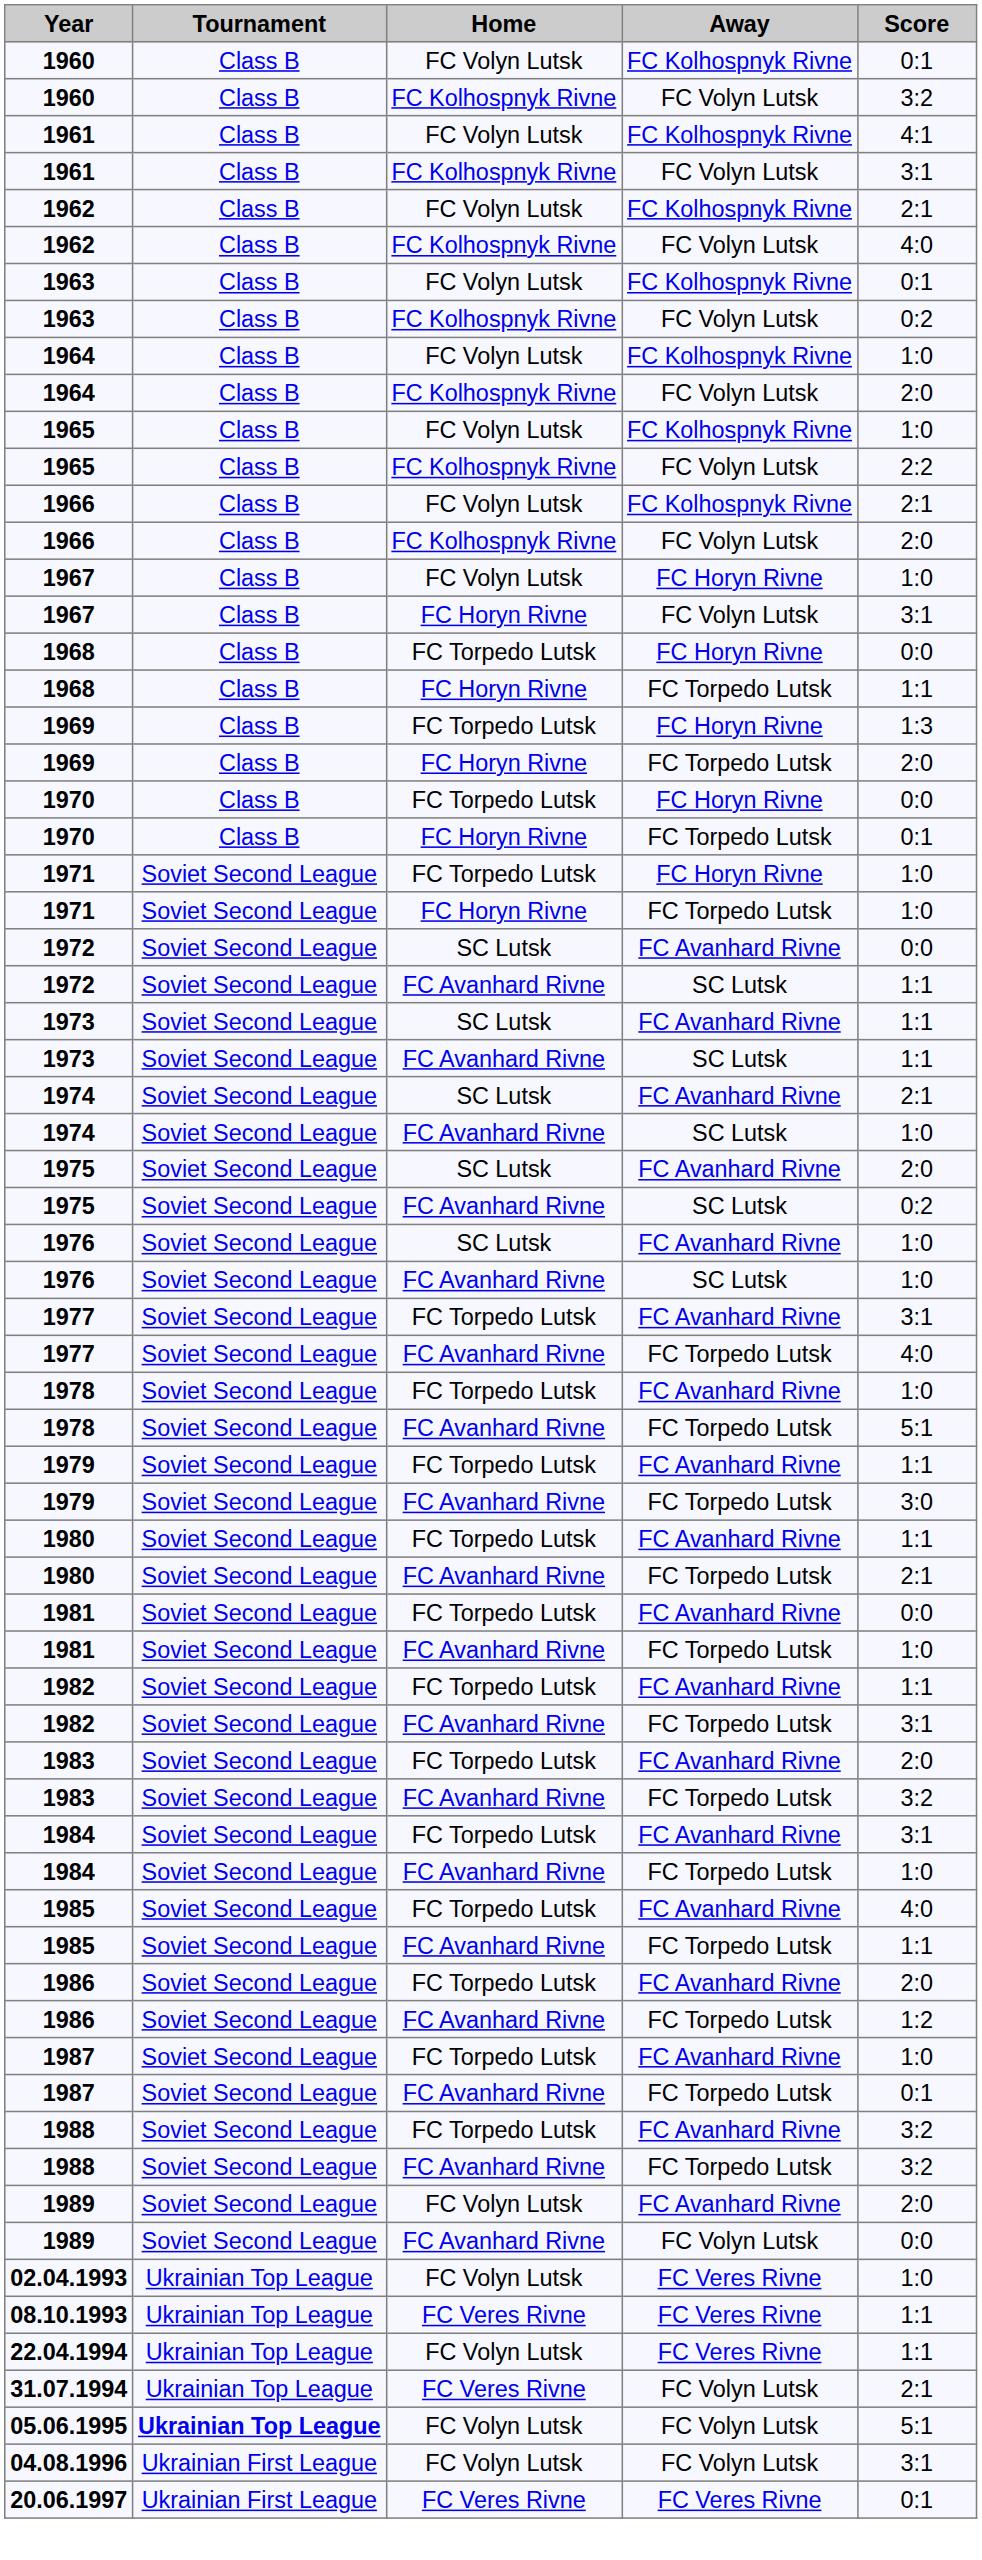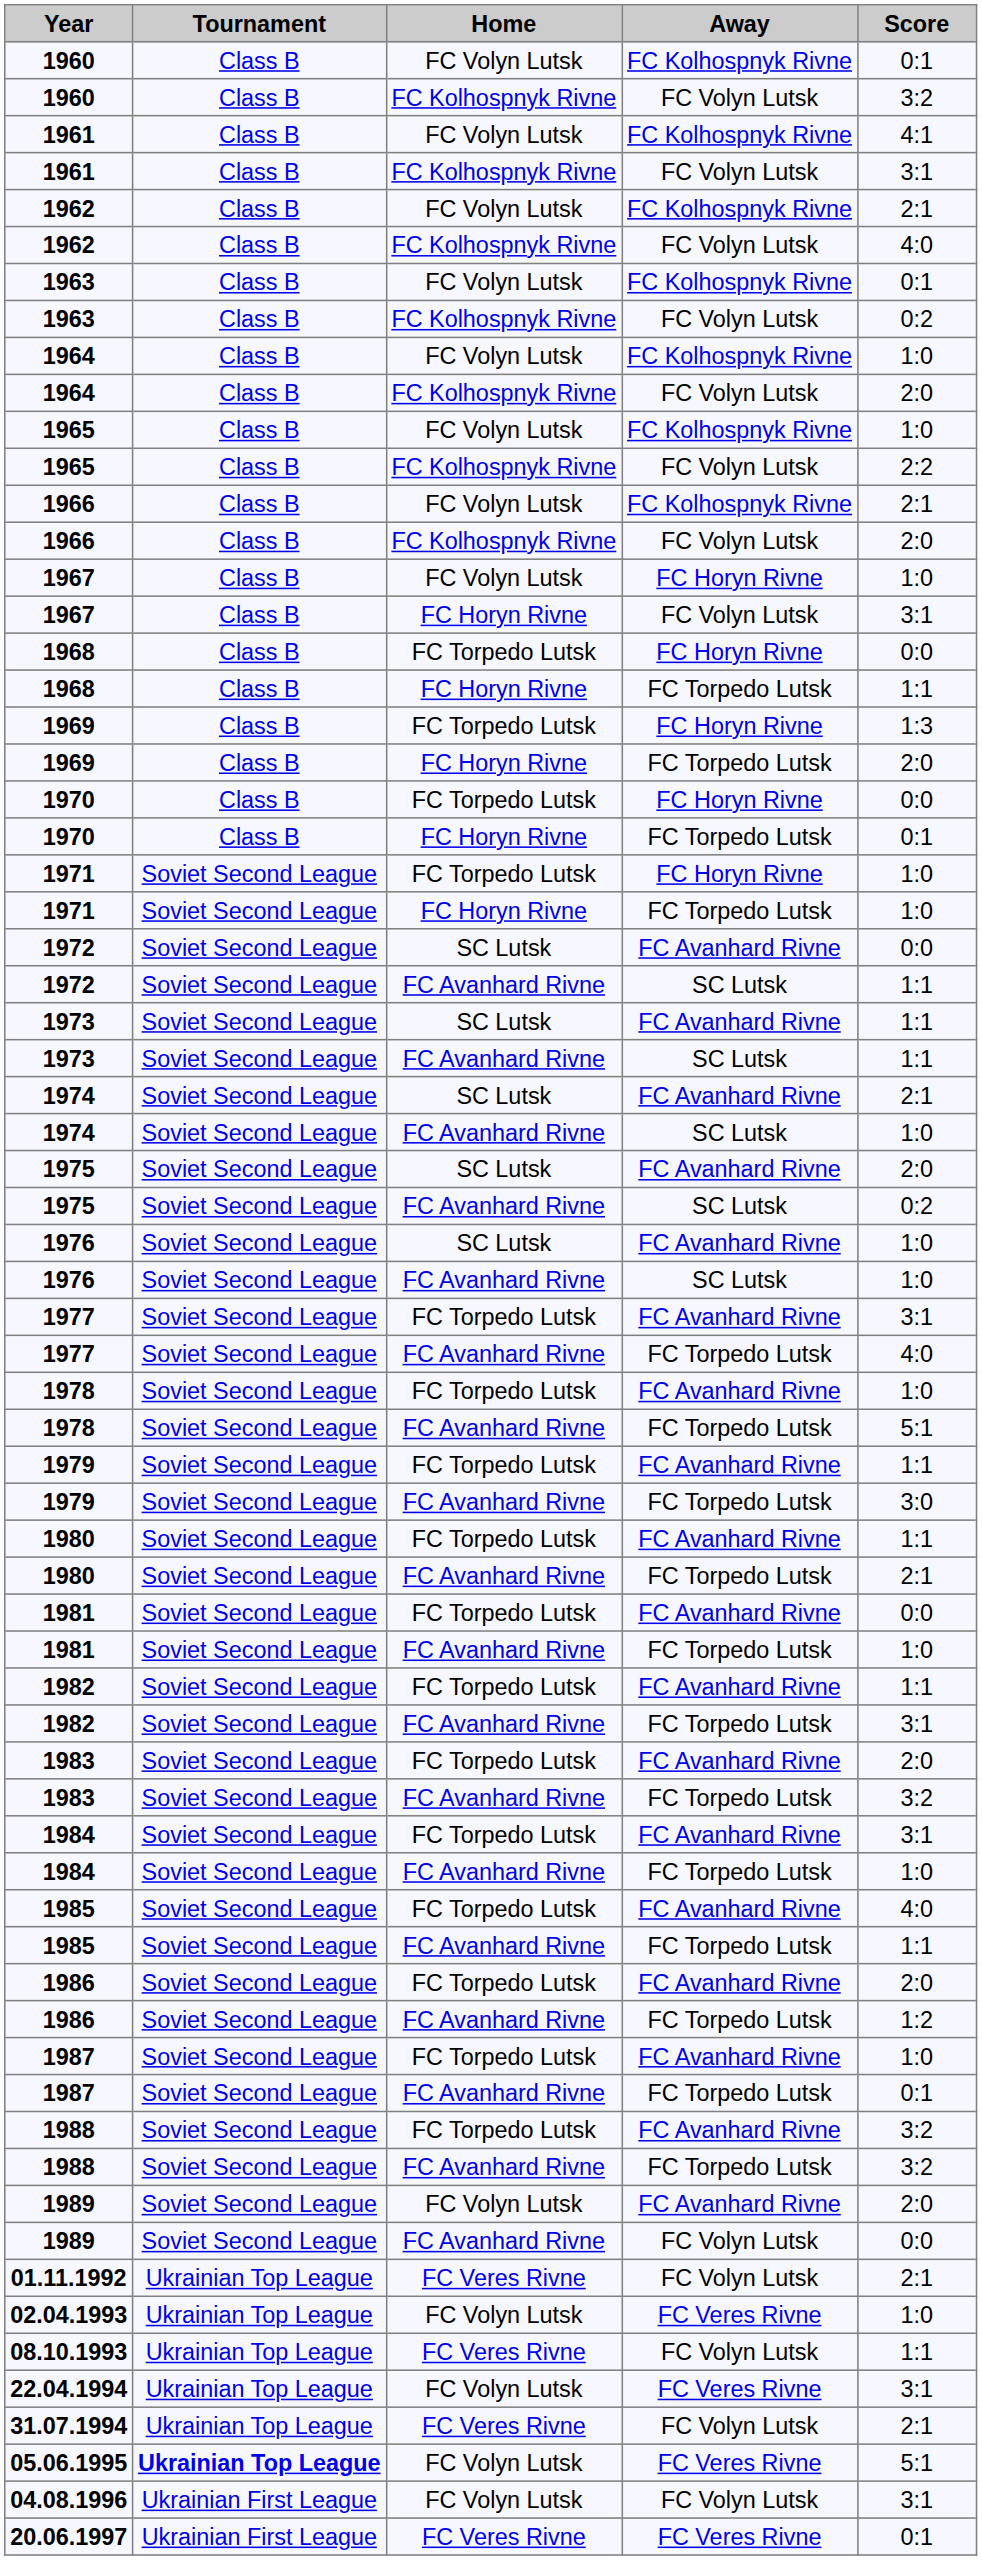+ row: (69, 2278)
(740, 2315) FC Veres Rivne -> (740, 2352) FC Volyn Lutsk
(917, 2352) 1:1 -> (917, 2389) 3:1
(740, 2426) FC Volyn Lutsk -> (740, 2463) FC Veres Rivne
